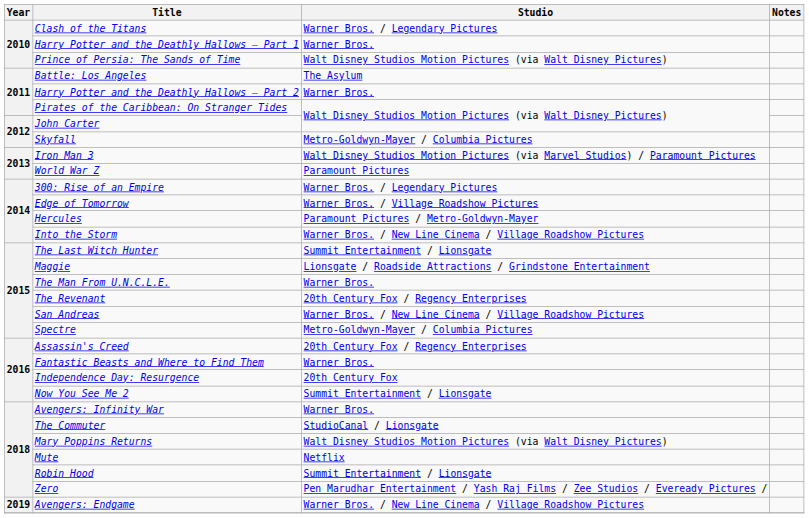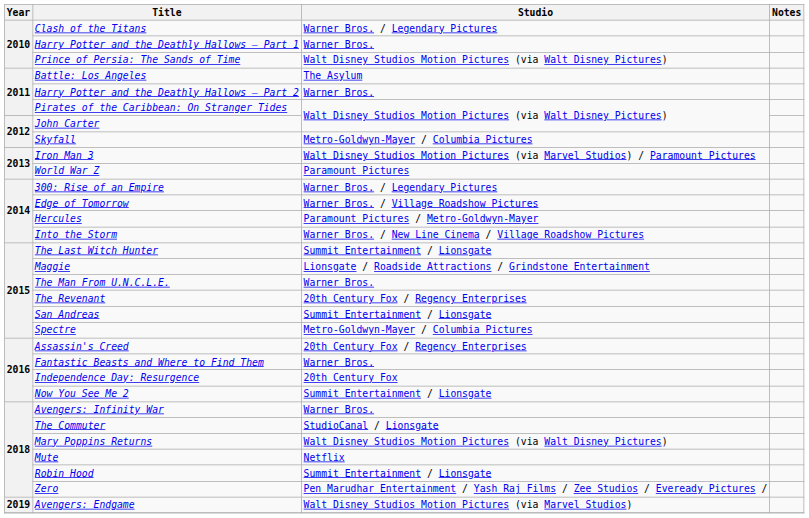(474, 314) Warner Bros. / New Line Cinema / Village Roadshow Pictures -> (398, 314) Summit Entertainment / Lionsgate
(474, 505) Warner Bros. / New Line Cinema / Village Roadshow Pictures -> (468, 505) Walt Disney Studios Motion Pictures (via Marvel Studios)
